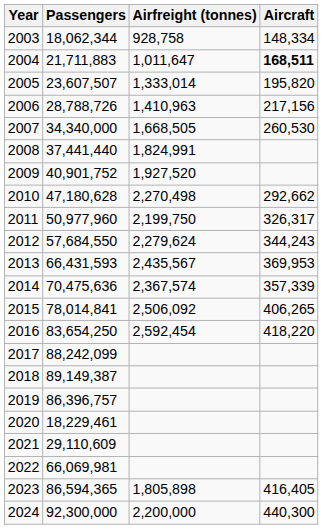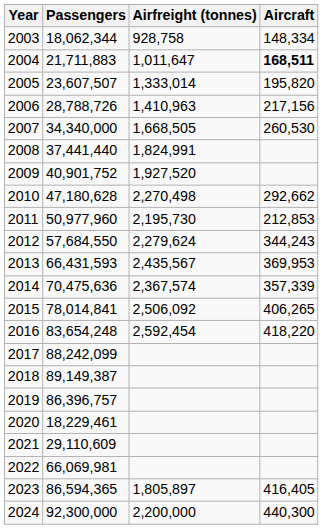(164, 219) 2,199,750 -> (164, 219) 2,195,730
(289, 219) 326,317 -> (289, 219) 212,853
(82, 331) 83,654,250 -> (82, 331) 83,654,248
(164, 490) 1,805,898 -> (164, 490) 1,805,897
